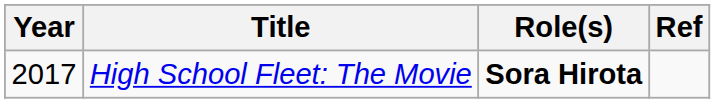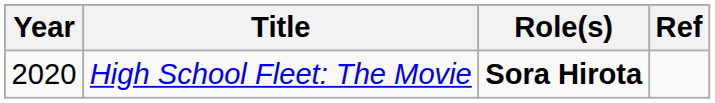(44, 73) 2017 -> (44, 73) 2020
